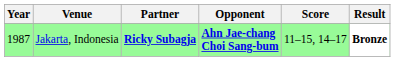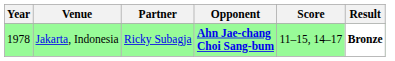(19, 40) 1987 -> (19, 40) 1978
(160, 40) bold -> (158, 40) normal
